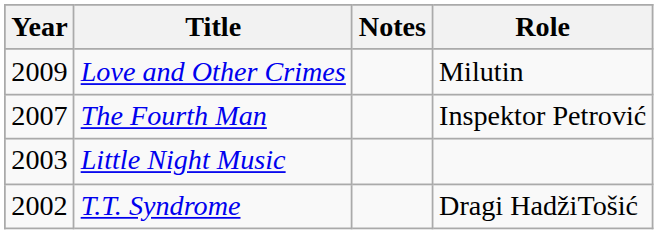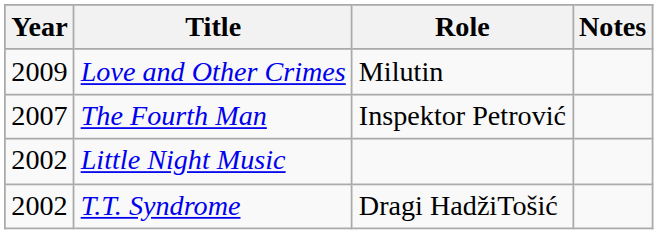columns swapped: (543, 26) <-> (392, 26)
(40, 160) 2003 -> (40, 160) 2002
